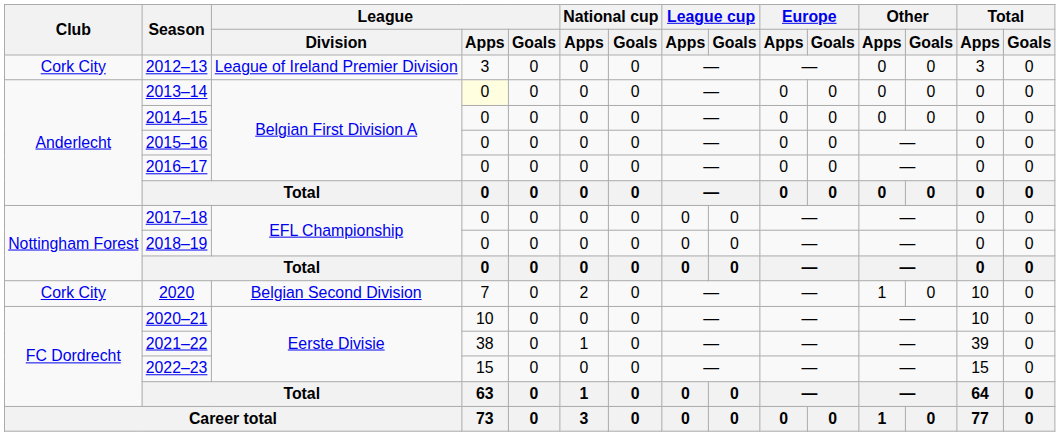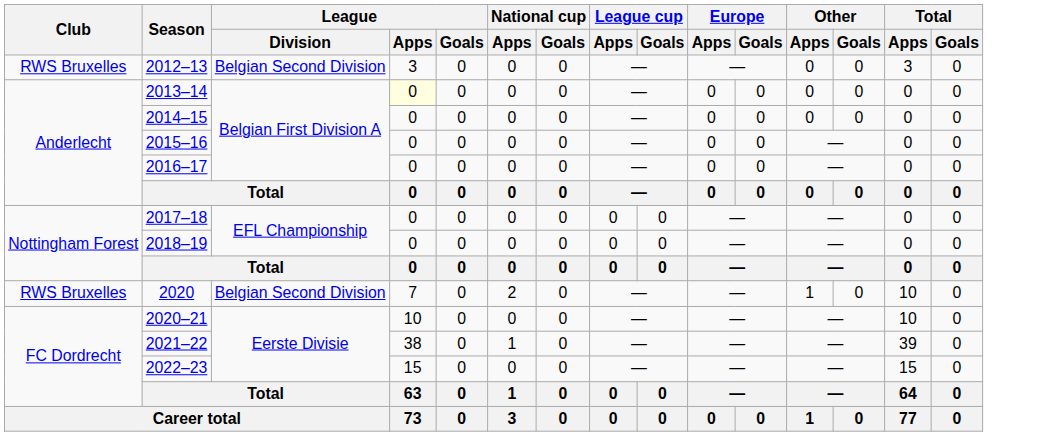(73, 67) Cork City -> (73, 67) RWS Bruxelles
(336, 67) League of Ireland Premier Division -> (300, 67) Belgian Second Division
(73, 293) Cork City -> (73, 293) RWS Bruxelles
